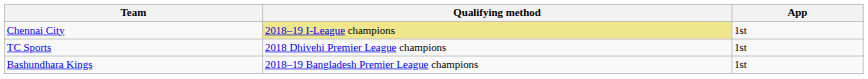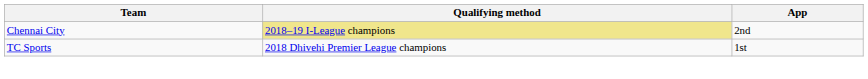(740, 30) 1st -> (742, 30) 2nd
- row: (50, 64)
